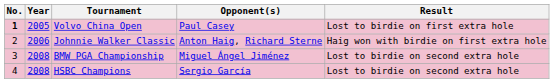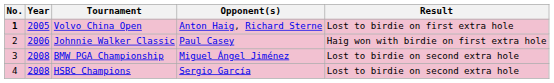(207, 27) Paul Casey -> (251, 27) Anton Haig, Richard Sterne
(251, 42) Anton Haig, Richard Sterne -> (207, 42) Paul Casey
